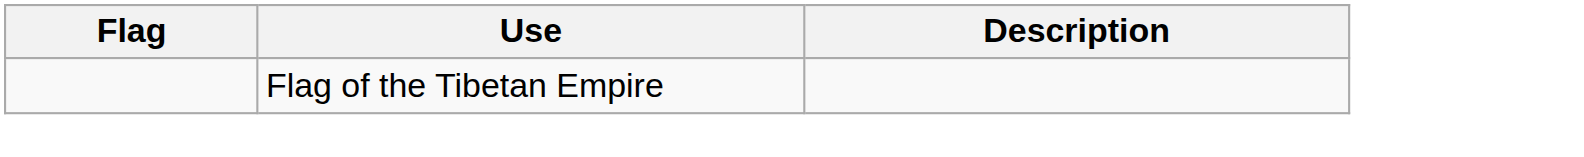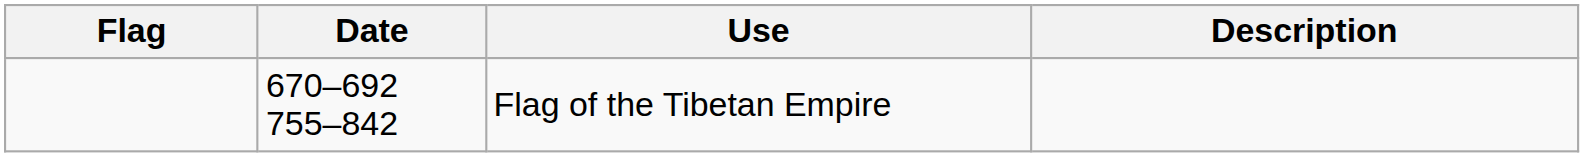+ column: (372, 31)
